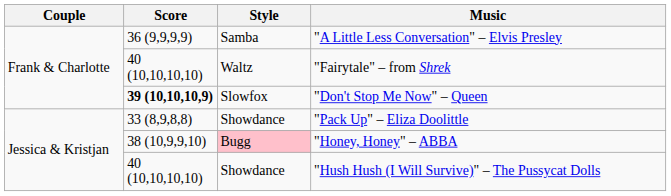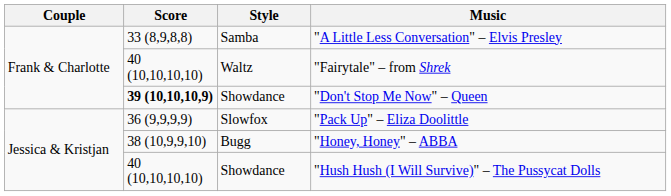(160, 37) 36 (9,9,9,9) -> (160, 37) 33 (8,9,8,8)
(244, 97) Slowfox -> (253, 97) Showdance
(160, 119) 33 (8,9,8,8) -> (160, 119) 36 (9,9,9,9)
(253, 119) Showdance -> (244, 119) Slowfox
(236, 141) pink background -> (236, 141) no background
